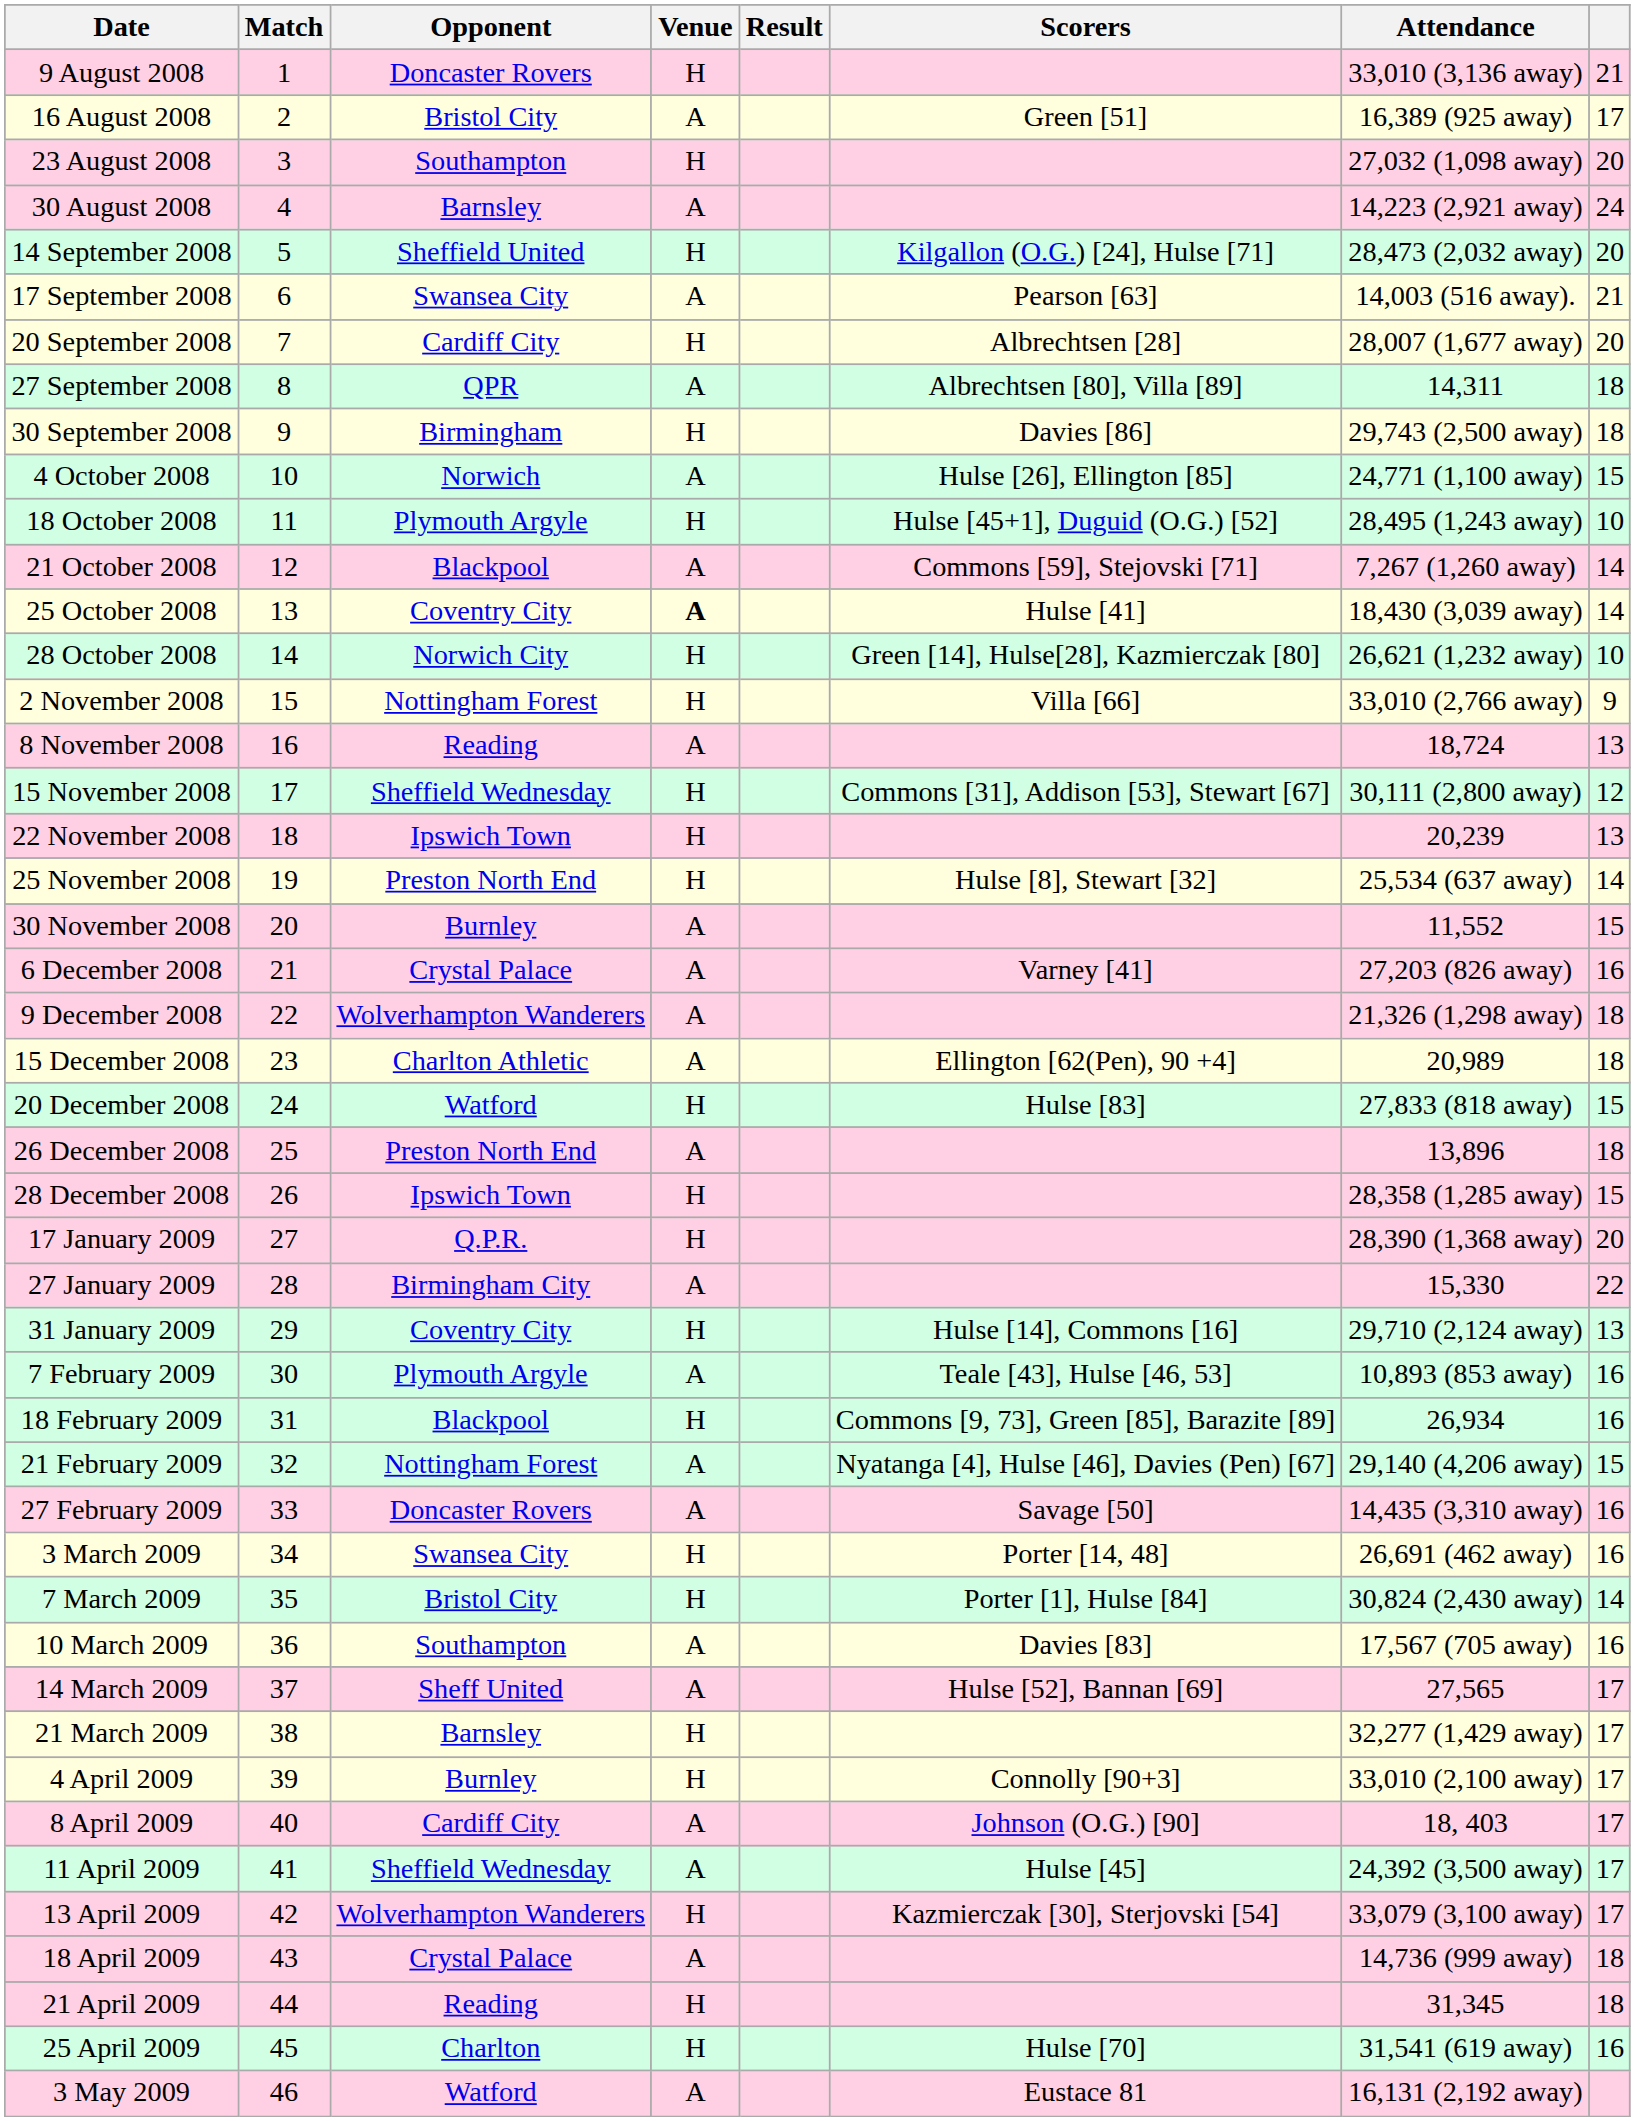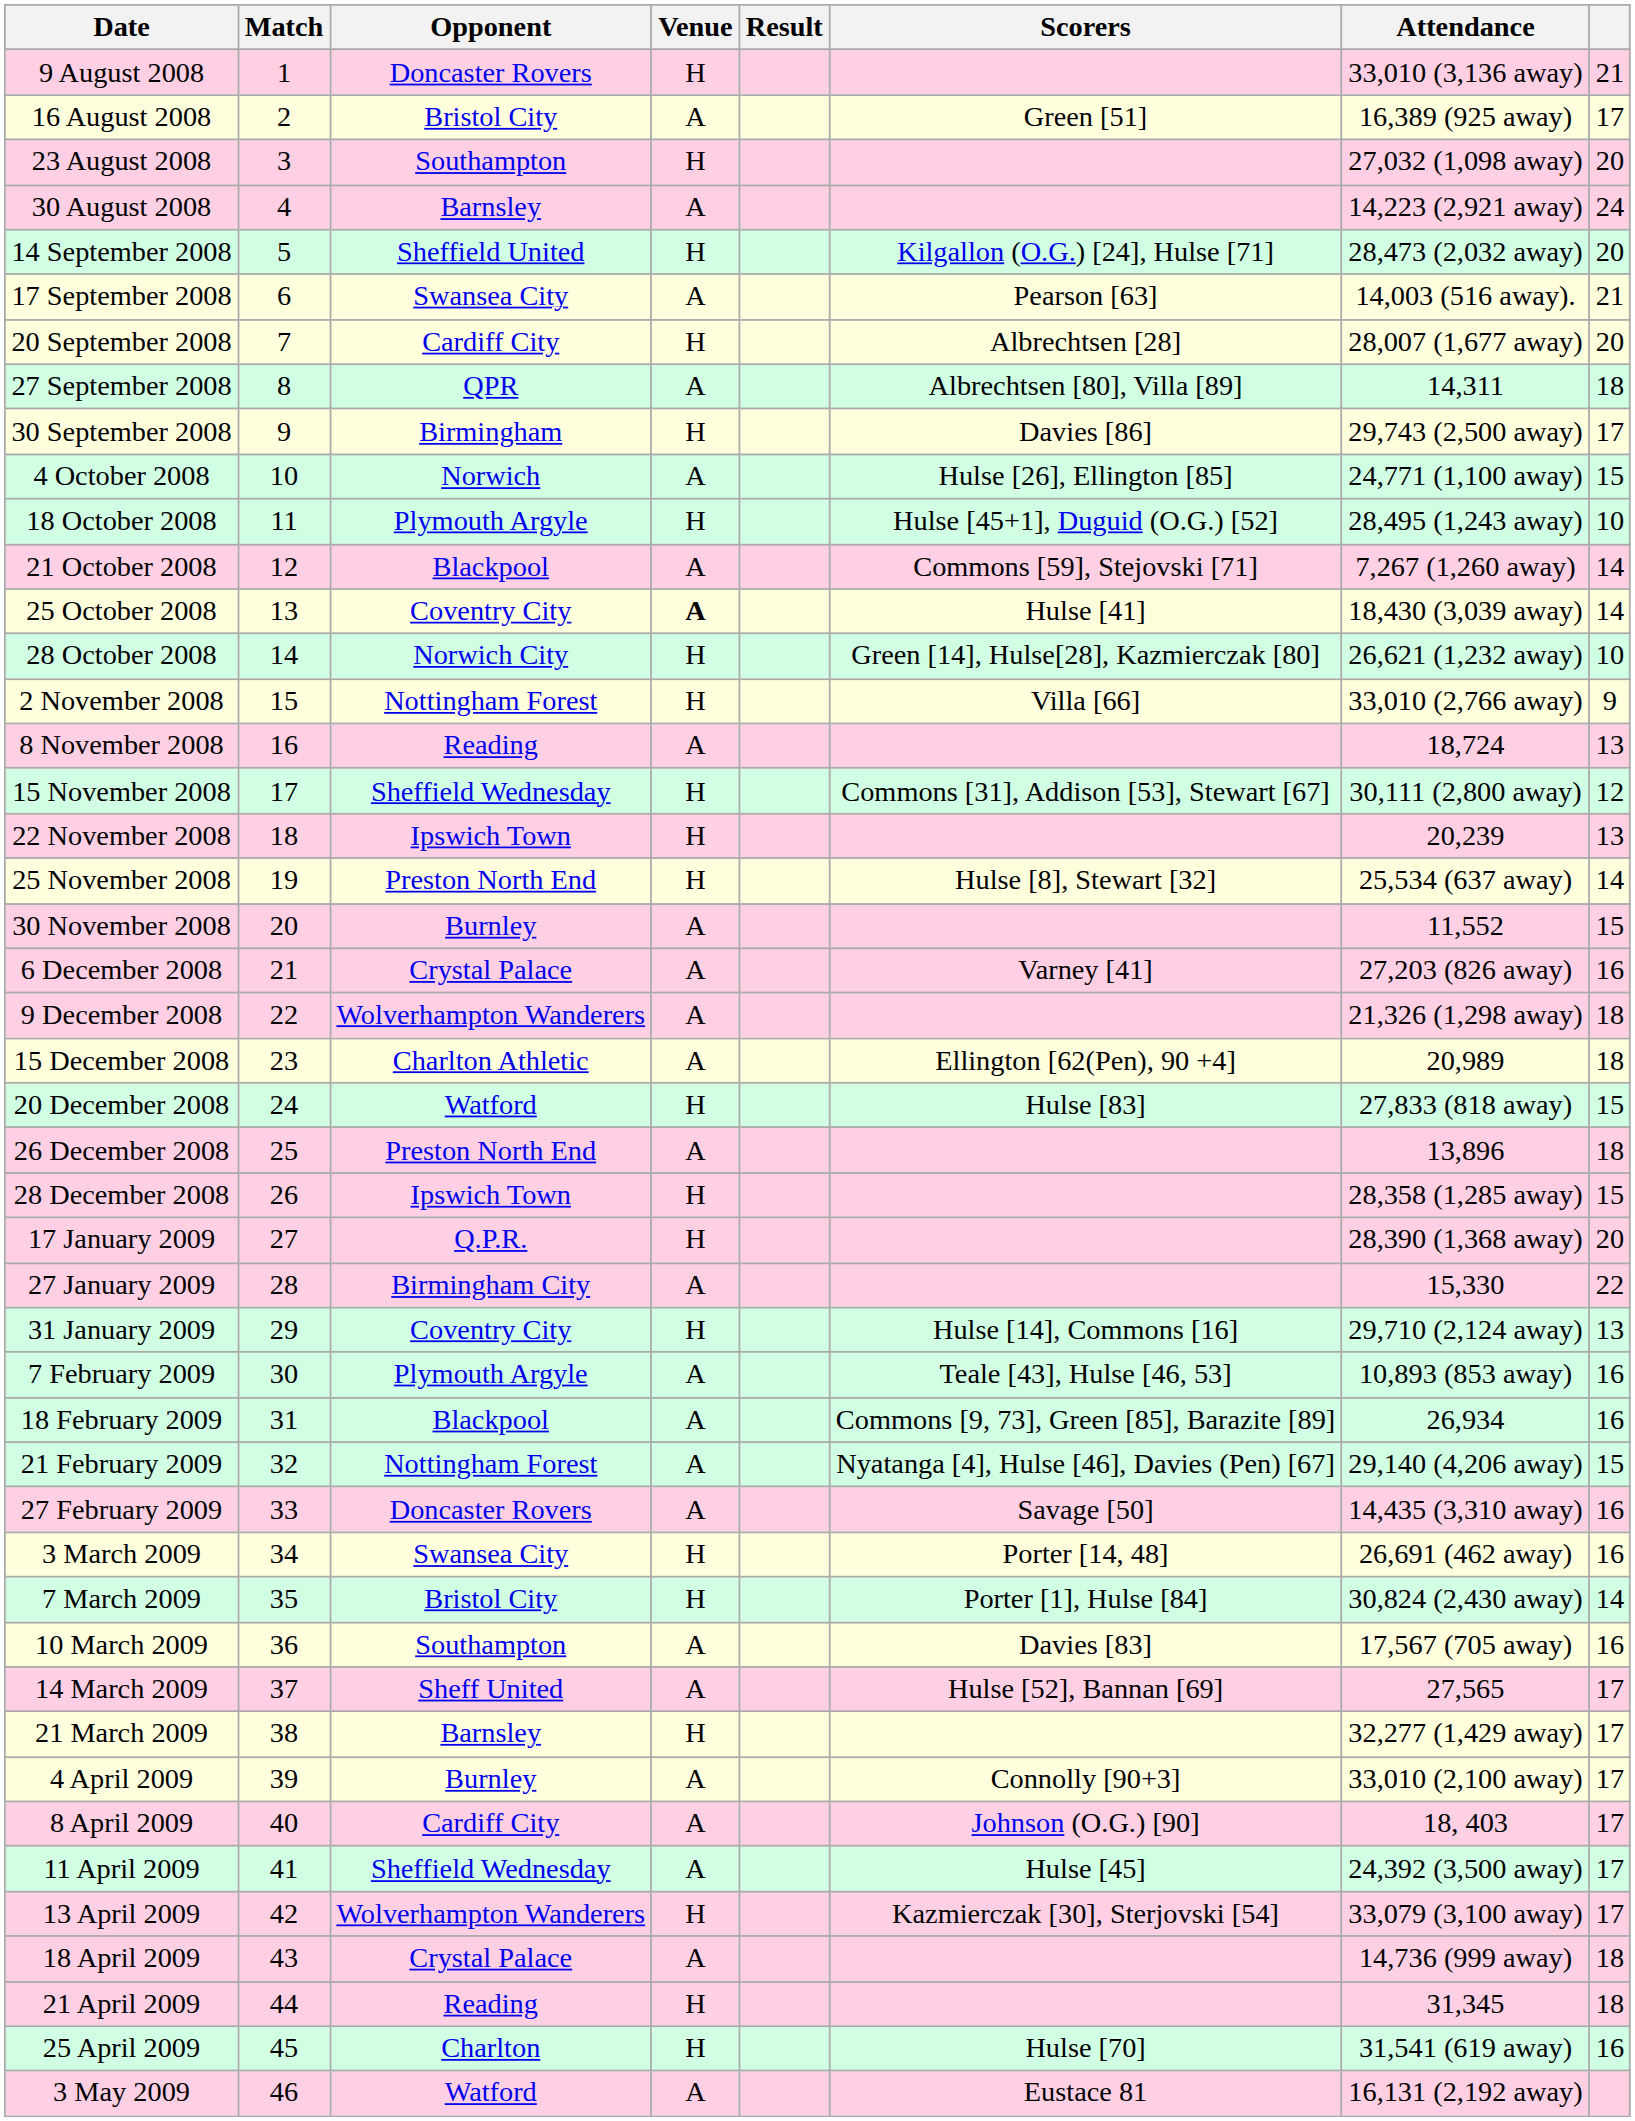(1610, 431) 18 -> (1610, 431) 17
(695, 1419) H -> (695, 1419) A
(695, 1778) H -> (695, 1778) A
